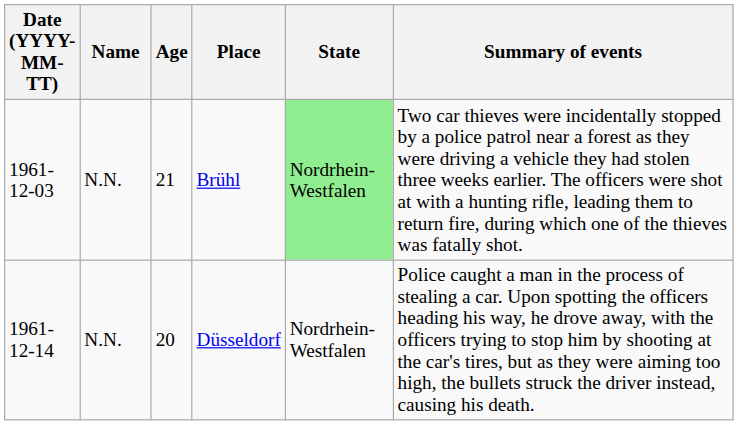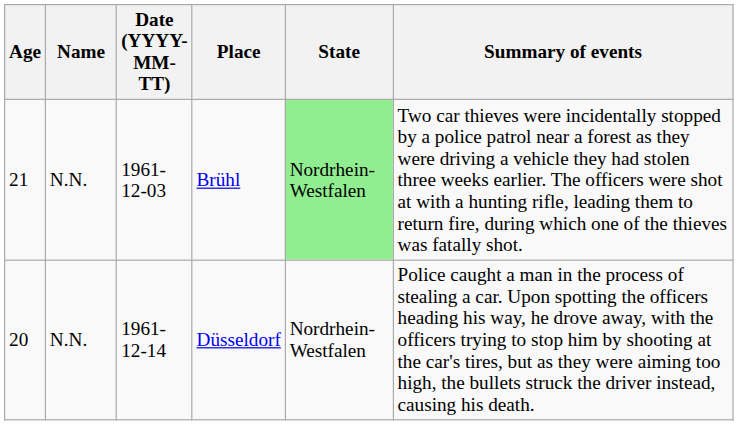columns swapped: (42, 52) <-> (172, 52)
